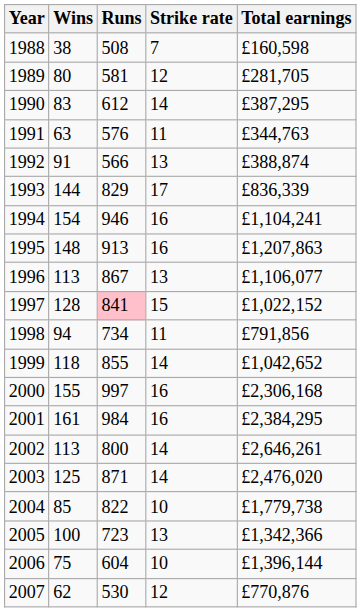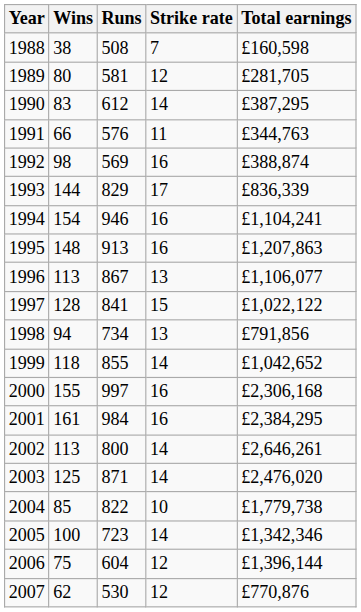(62, 133) 63 -> (62, 133) 66
(62, 162) 91 -> (62, 162) 98
(115, 162) 566 -> (115, 162) 569
(159, 162) 13 -> (159, 162) 16
(115, 305) pink background -> (115, 305) no background
(282, 305) £1,022,152 -> (282, 305) £1,022,122
(159, 334) 11 -> (159, 334) 13
(159, 534) 13 -> (159, 534) 14
(282, 534) £1,342,366 -> (282, 534) £1,342,346
(159, 563) 10 -> (159, 563) 12
